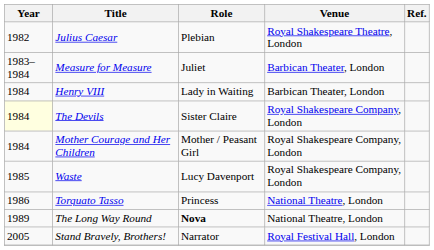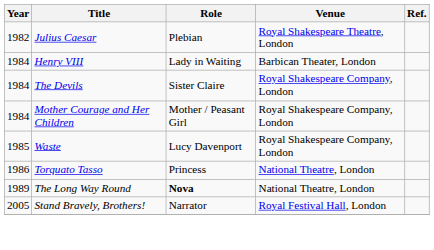- row: (103, 67)
(18, 115) lightyellow background -> (18, 85) no background
